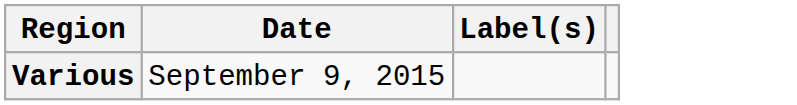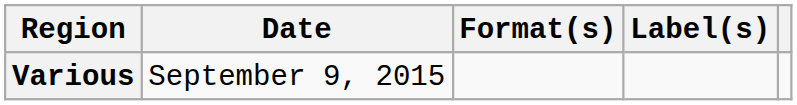+ column: (538, 29)
